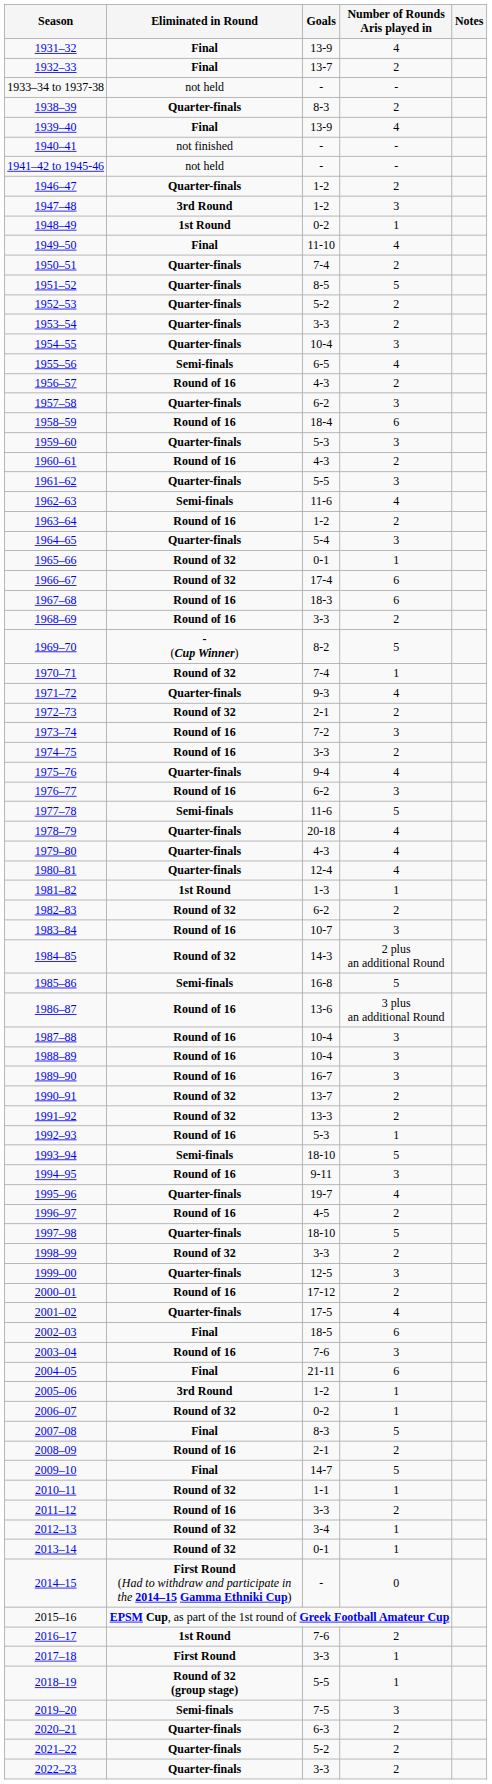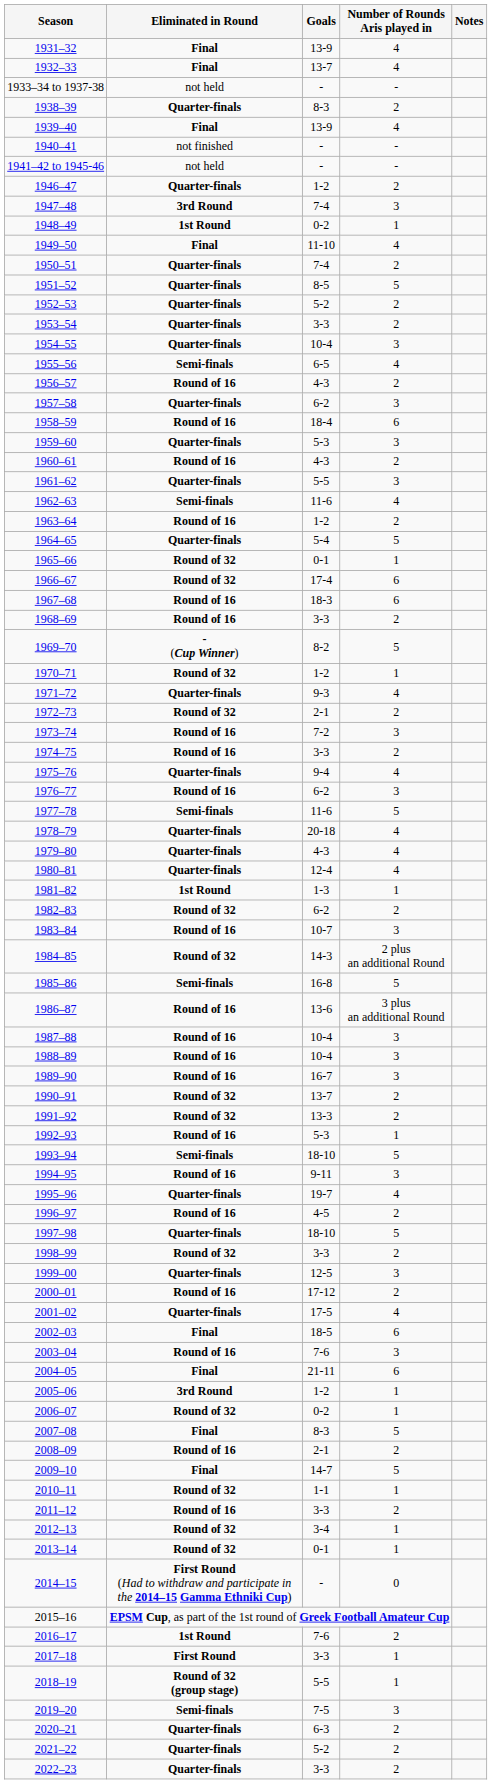(396, 68) 2 -> (396, 68) 4
(321, 206) 1-2 -> (321, 206) 7-4
(396, 541) 3 -> (396, 541) 5
(321, 673) 7-4 -> (321, 673) 1-2
